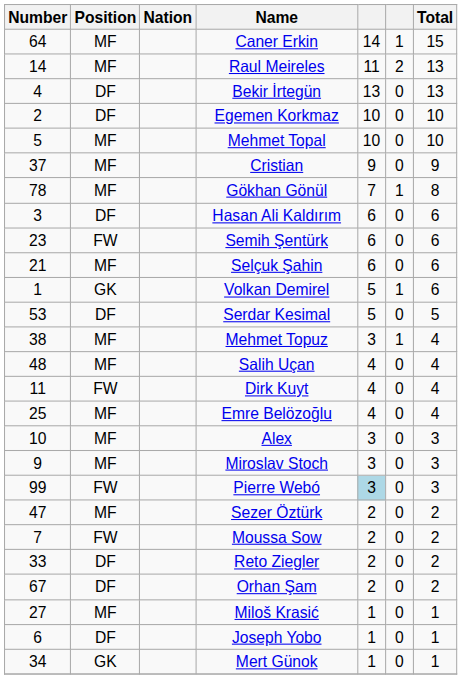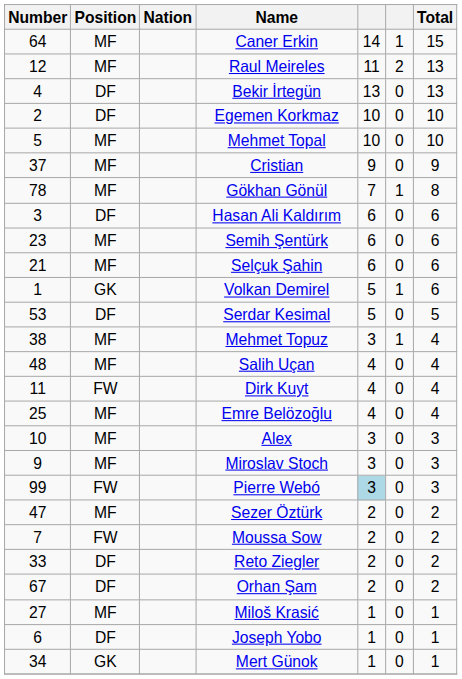(38, 67) 14 -> (38, 67) 12
(105, 240) FW -> (105, 240) MF
